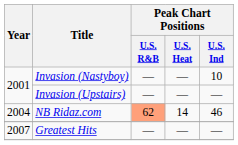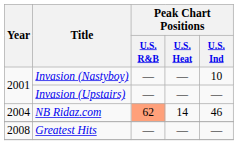(19, 130) 2007 -> (19, 130) 2008
